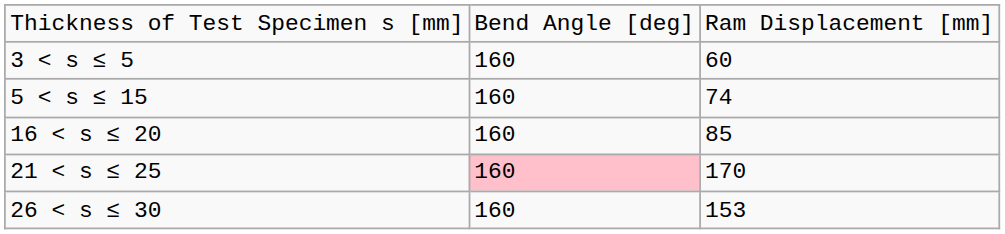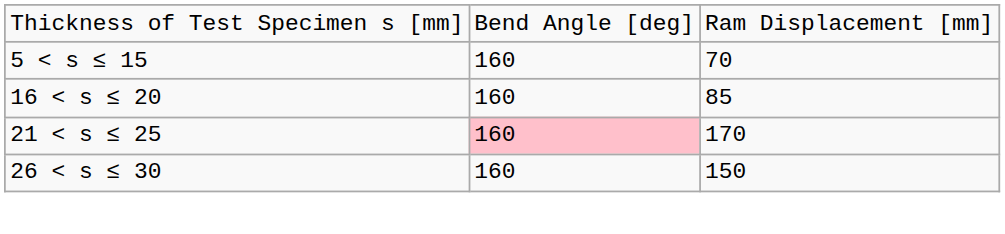- row: (72, 61)
(719, 98) 74 -> (719, 61) 70
(726, 210) 153 -> (726, 173) 150
